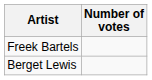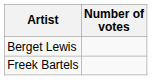rows swapped: (42, 65) <-> (43, 46)
